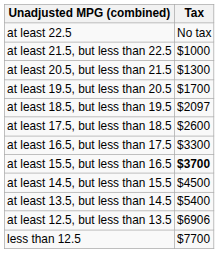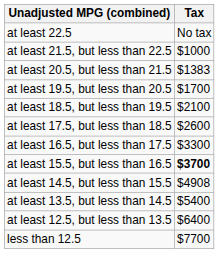(194, 70) $1300 -> (194, 70) $1383
(194, 107) $2097 -> (194, 107) $2100
(194, 182) $4500 -> (194, 182) $4908
(194, 220) $6906 -> (194, 220) $6400
